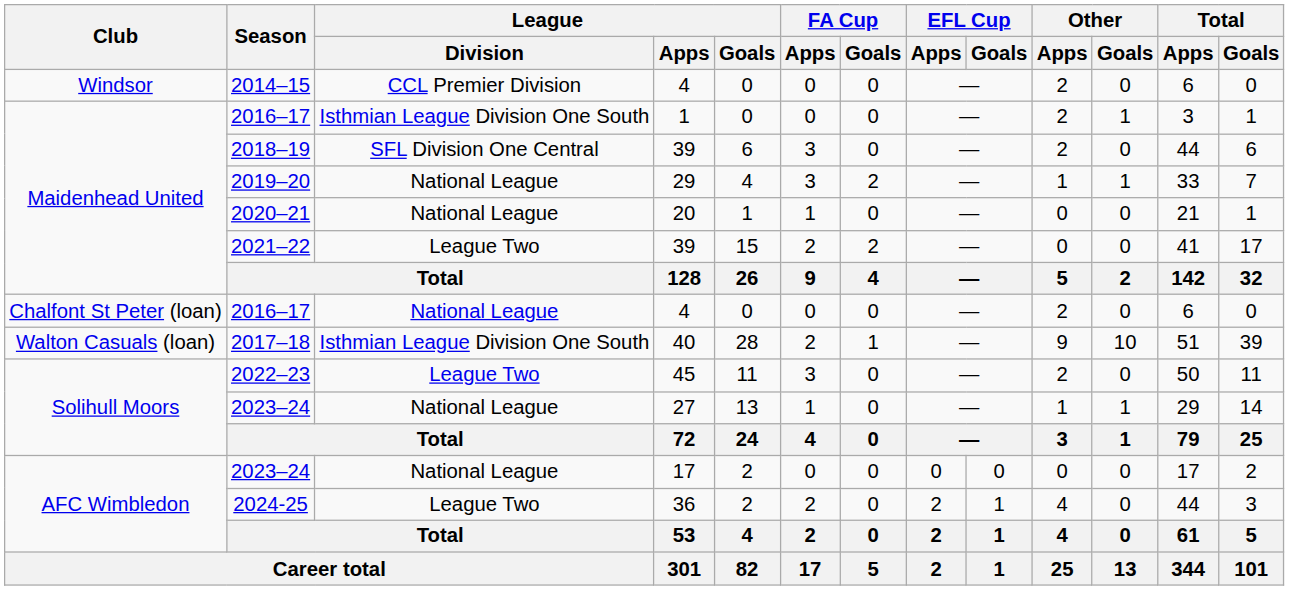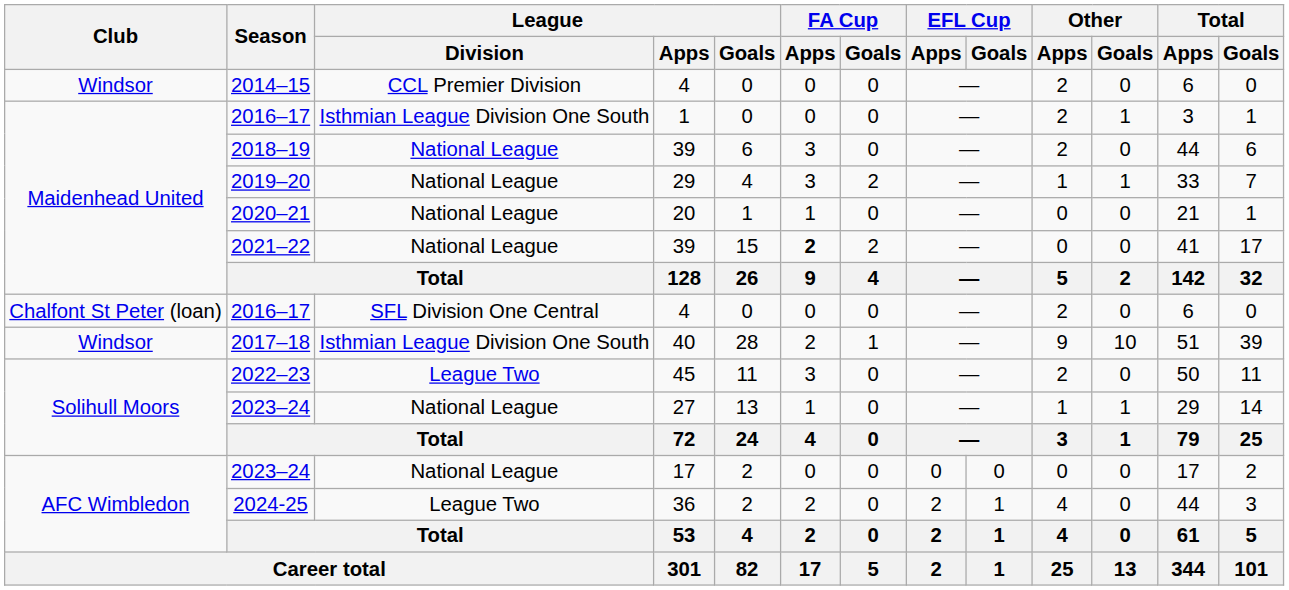(484, 149) SFL Division One Central -> (484, 149) National League
(484, 246) League Two -> (484, 246) National League
(810, 246) normal -> (810, 246) bold
(484, 310) National League -> (484, 310) SFL Division One Central
(115, 342) Walton Casuals (loan) -> (115, 342) Windsor
